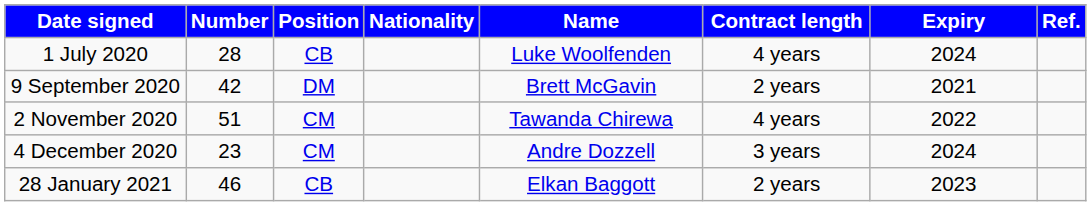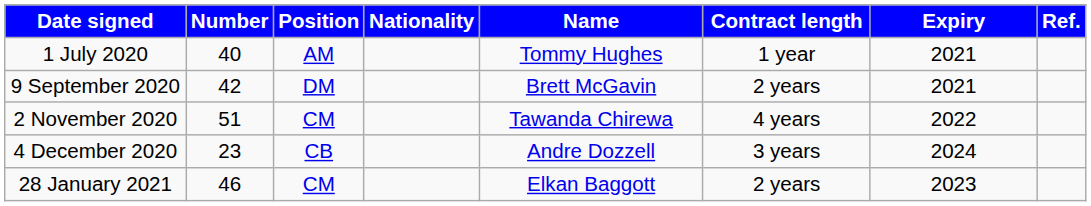+ row: (230, 54)
- row: (230, 54)
(319, 152) CM -> (319, 152) CB
(319, 184) CB -> (319, 184) CM
